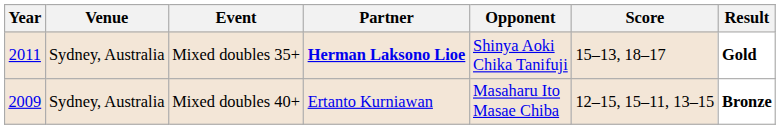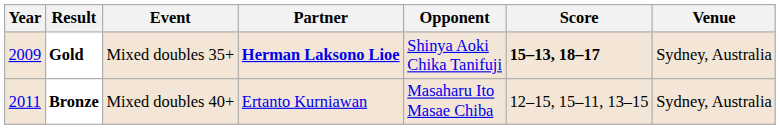columns swapped: (107, 18) <-> (747, 18)
(25, 55) 2011 -> (25, 55) 2009
(621, 55) normal -> (555, 55) bold
(25, 101) 2009 -> (25, 101) 2011
